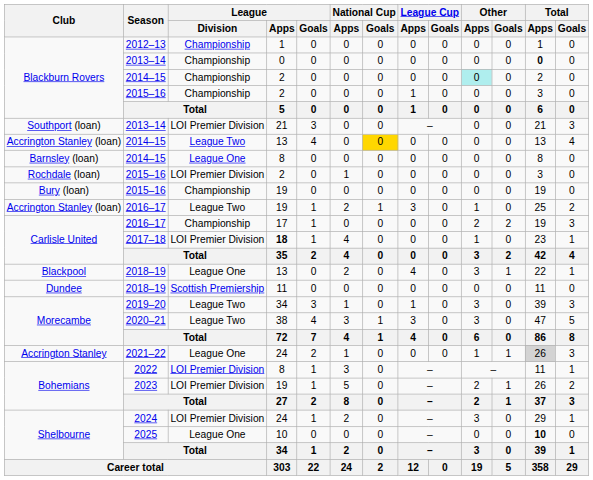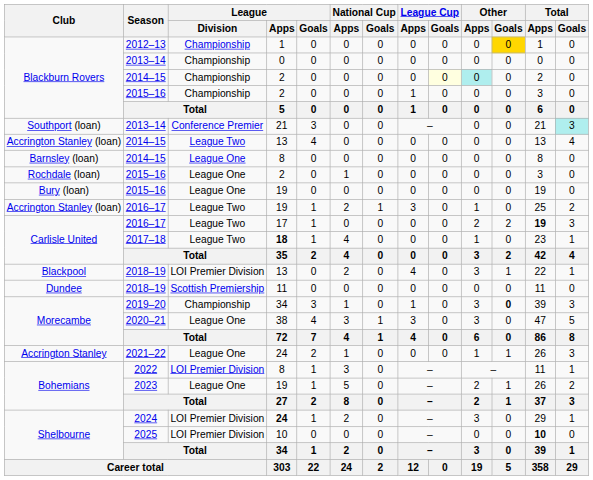(508, 45) no background -> (508, 45) gold background
(540, 61) bold -> (540, 61) normal
(445, 77) no background -> (445, 77) lightyellow background
(217, 126) LOI Premier Division -> (217, 126) Conference Premier
(572, 126) no background -> (572, 126) paleturquoise background
(380, 142) gold background -> (380, 142) no background
(217, 175) LOI Premier Division -> (217, 175) League One
(217, 191) Championship -> (217, 191) League One
(217, 223) Championship -> (217, 223) League Two
(540, 223) normal -> (540, 223) bold
(217, 239) LOI Premier Division -> (217, 239) League Two
(217, 272) League One -> (217, 272) LOI Premier Division
(217, 304) League Two -> (217, 304) Championship
(508, 304) normal -> (508, 304) bold
(217, 321) League Two -> (217, 321) League One
(540, 353) lightgrey background -> (540, 353) no background
(217, 386) LOI Premier Division -> (217, 386) League One
(282, 418) normal -> (282, 418) bold
(217, 434) League One -> (217, 434) LOI Premier Division
